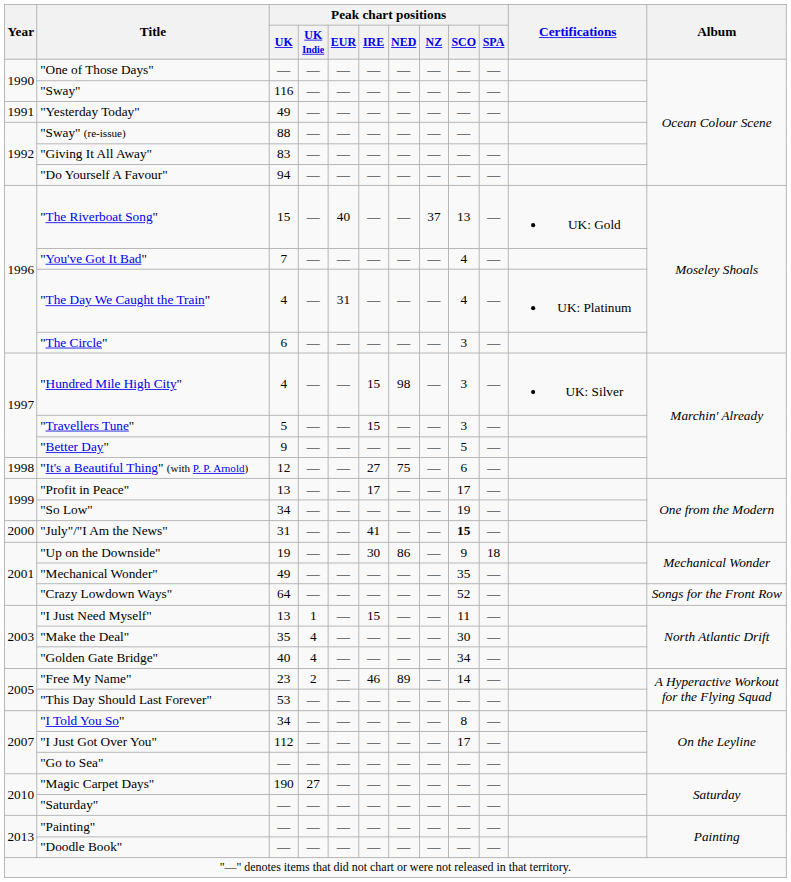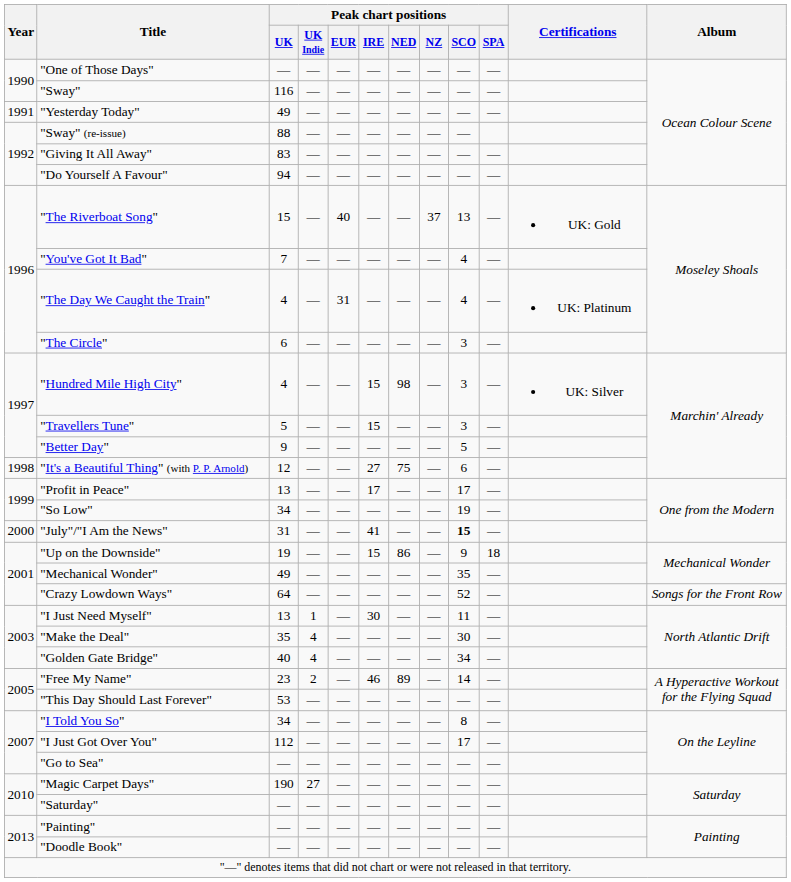(374, 552) 30 -> (374, 552) 15
(374, 615) 15 -> (374, 615) 30
